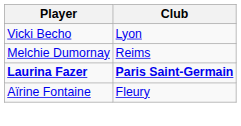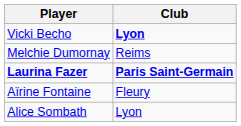(129, 33) normal -> (130, 33) bold
+ row: (47, 111)
